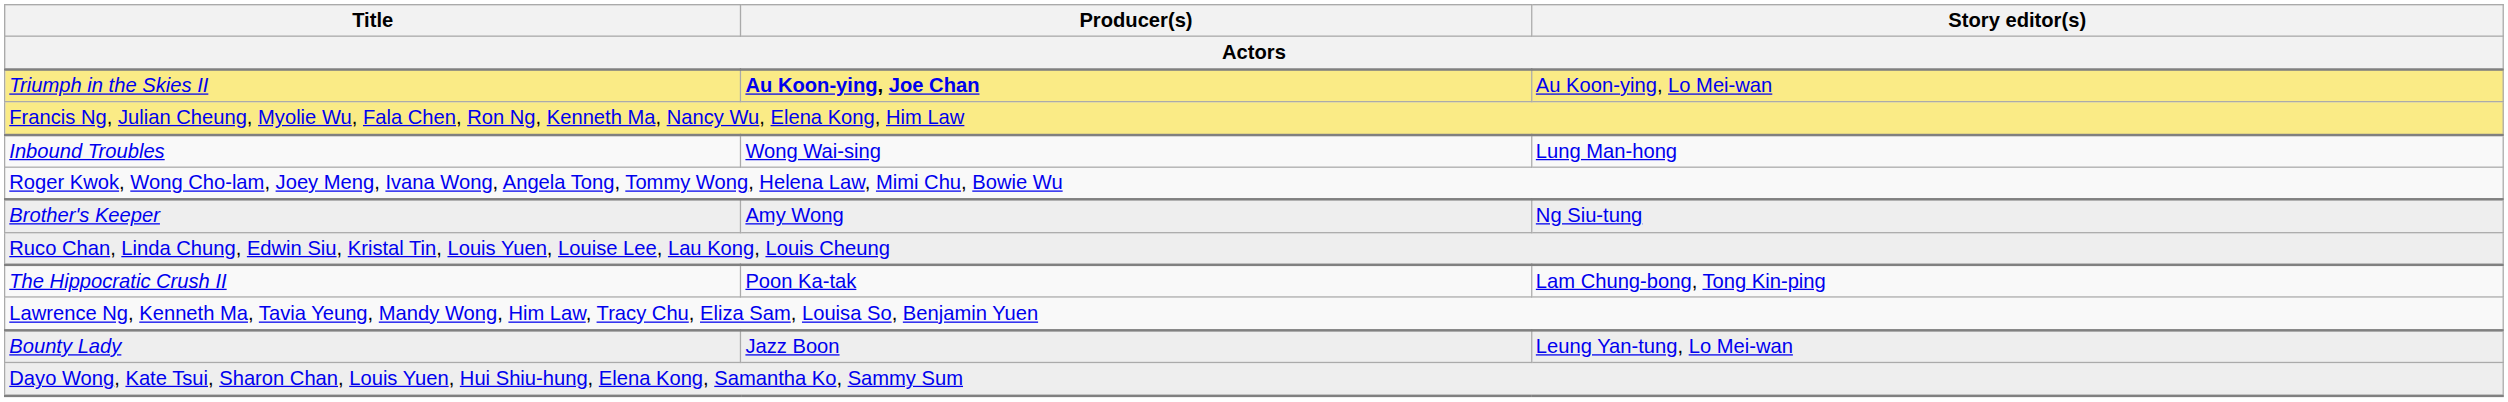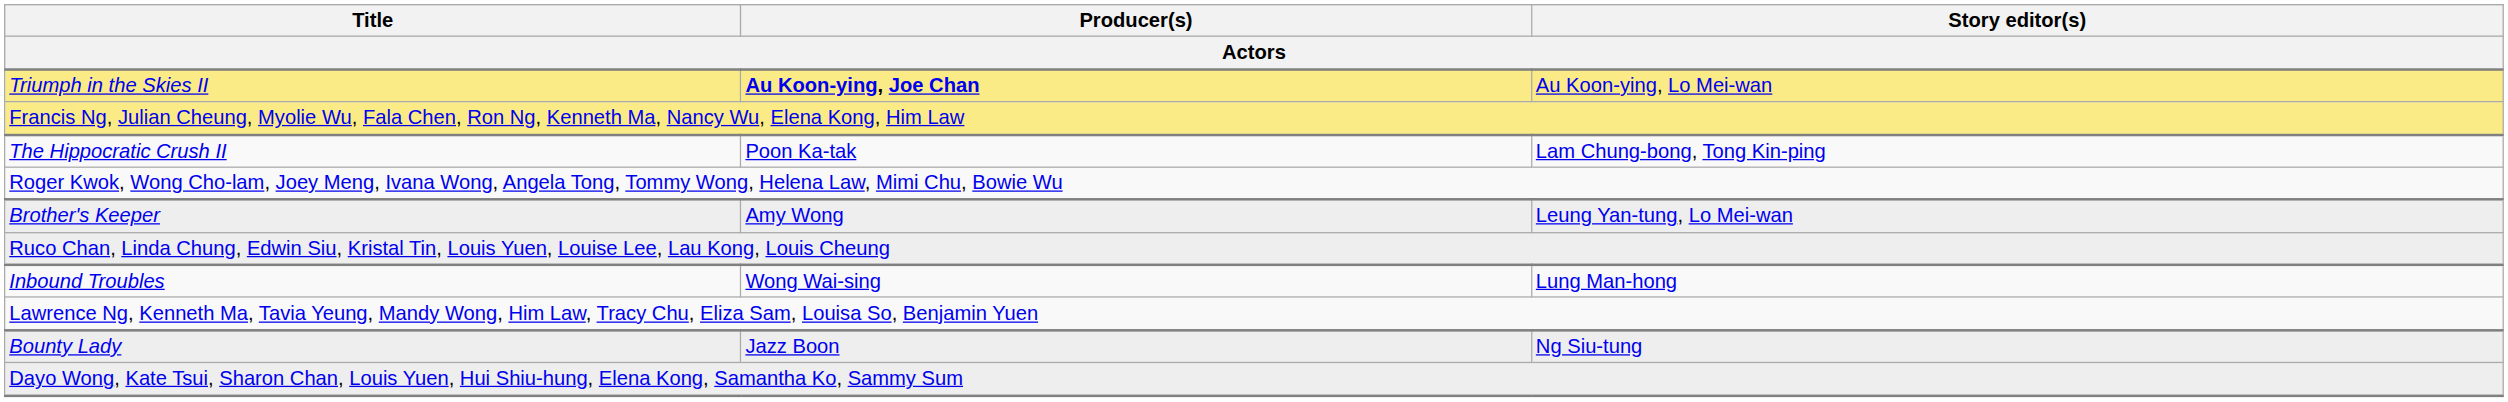rows swapped: (87, 150) <-> (118, 281)
(1589, 216) Ng Siu-tung -> (1664, 216) Leung Yan-tung, Lo Mei-wan
(1664, 346) Leung Yan-tung, Lo Mei-wan -> (1589, 346) Ng Siu-tung
